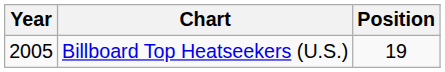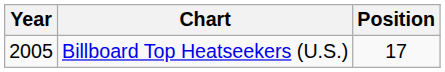(396, 51) 19 -> (396, 51) 17
